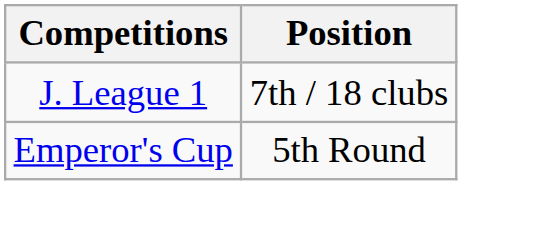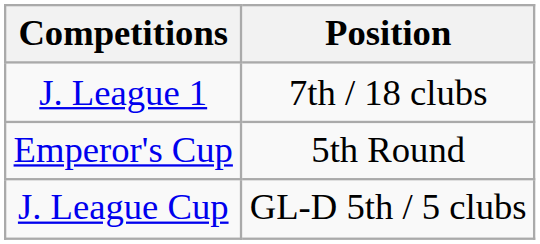+ row: (123, 207)
